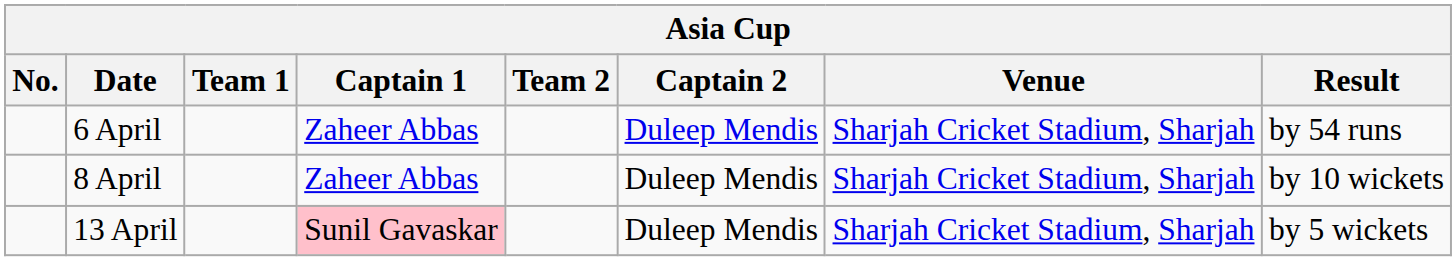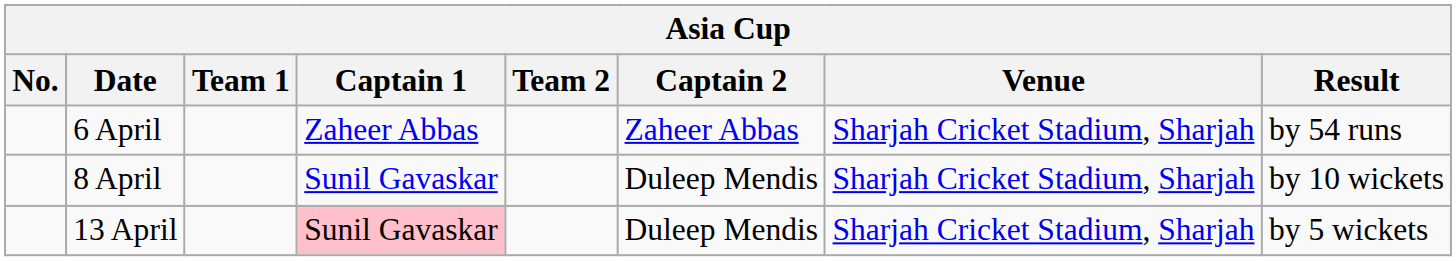(721, 129) Duleep Mendis -> (712, 129) Zaheer Abbas
(391, 179) Zaheer Abbas -> (401, 179) Sunil Gavaskar
